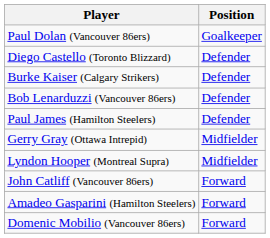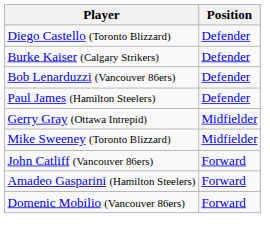- row: (79, 35)
- row: (88, 160)
+ row: (89, 139)
